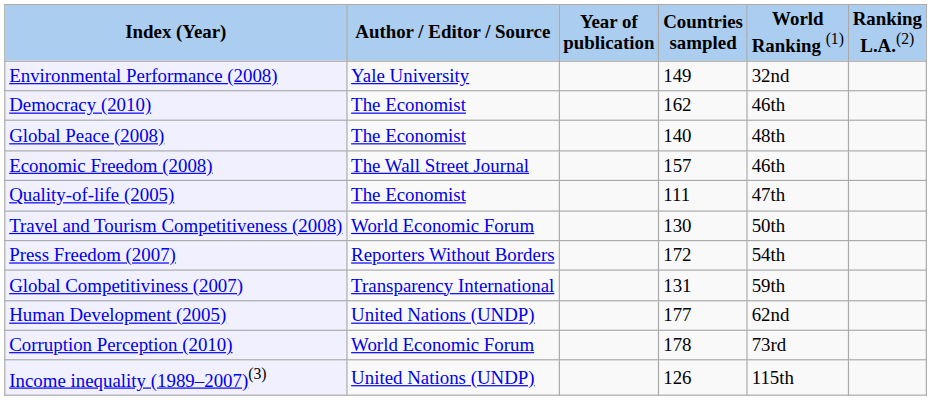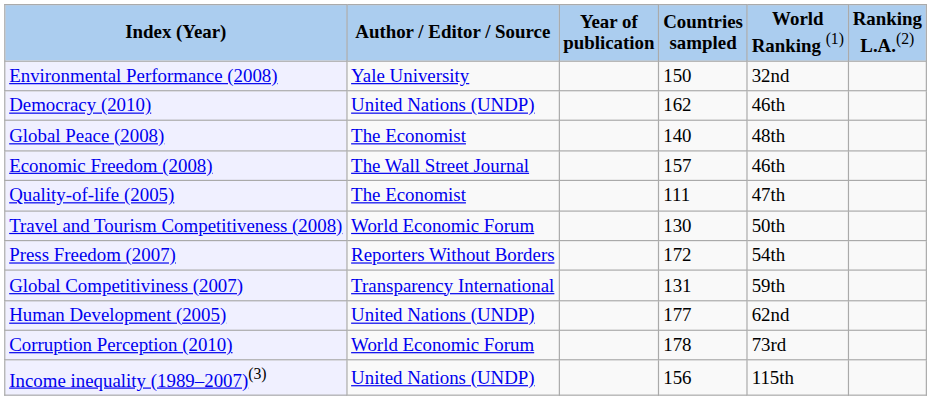(677, 75) 149 -> (677, 75) 150
(409, 105) The Economist -> (443, 105) United Nations (UNDP)
(677, 377) 126 -> (677, 377) 156
